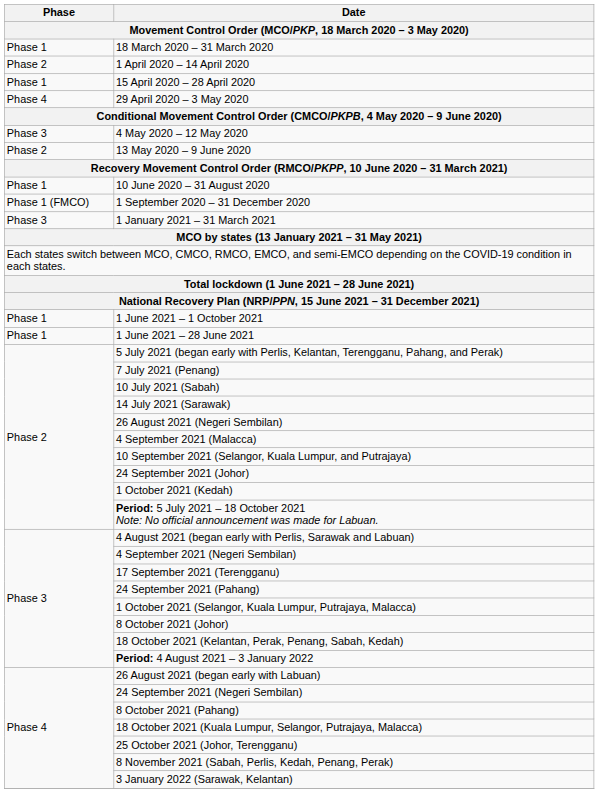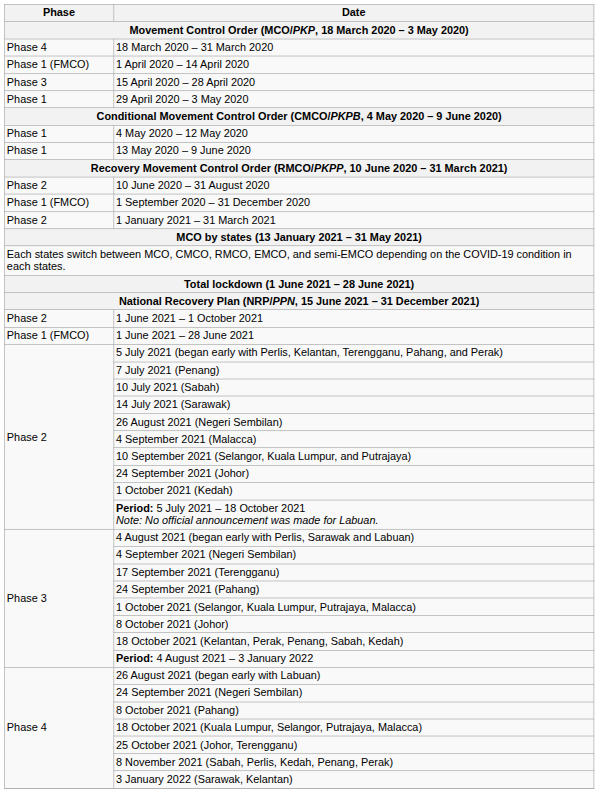(27, 47) Phase 1 -> (27, 47) Phase 4
(27, 64) Phase 2 -> (48, 64) Phase 1 (FMCO)
(27, 82) Phase 1 -> (27, 82) Phase 3
(27, 99) Phase 4 -> (27, 99) Phase 1
(27, 133) Phase 3 -> (27, 133) Phase 1
(27, 151) Phase 2 -> (27, 151) Phase 1
(27, 185) Phase 1 -> (27, 185) Phase 2
(27, 220) Phase 3 -> (27, 220) Phase 2
(27, 318) Phase 1 -> (27, 318) Phase 2
(27, 335) Phase 1 -> (48, 335) Phase 1 (FMCO)
